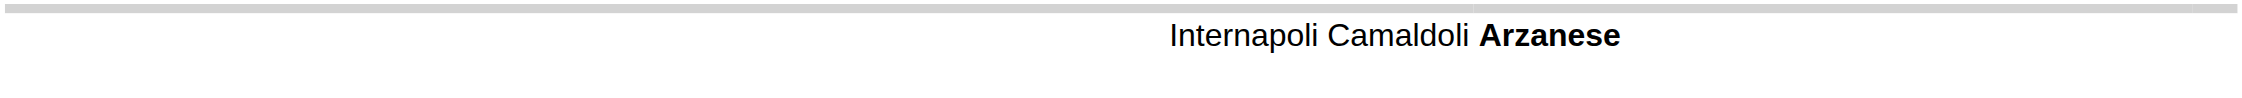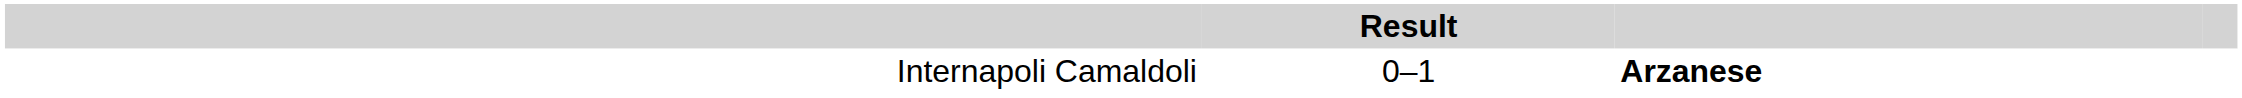+ column: (1409, 26)
